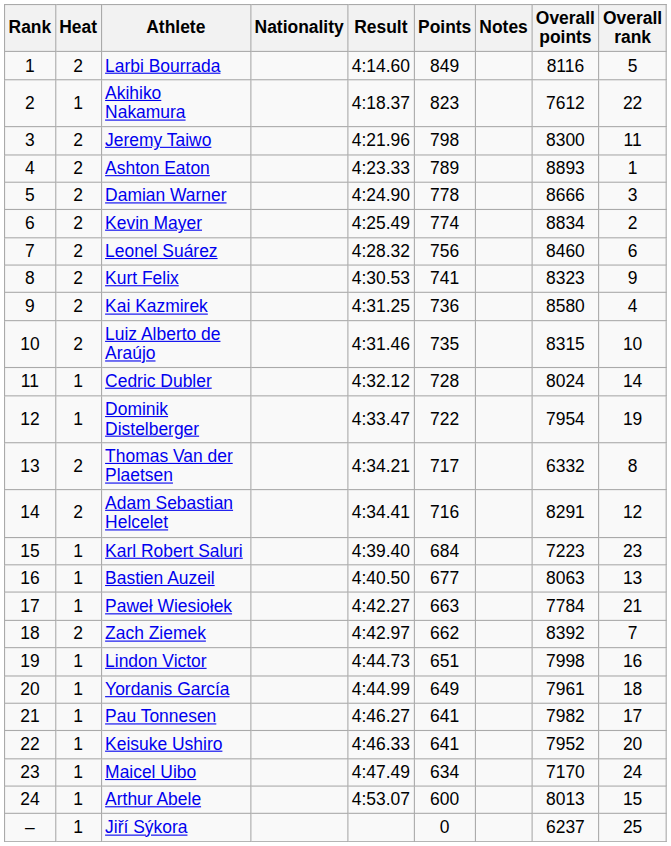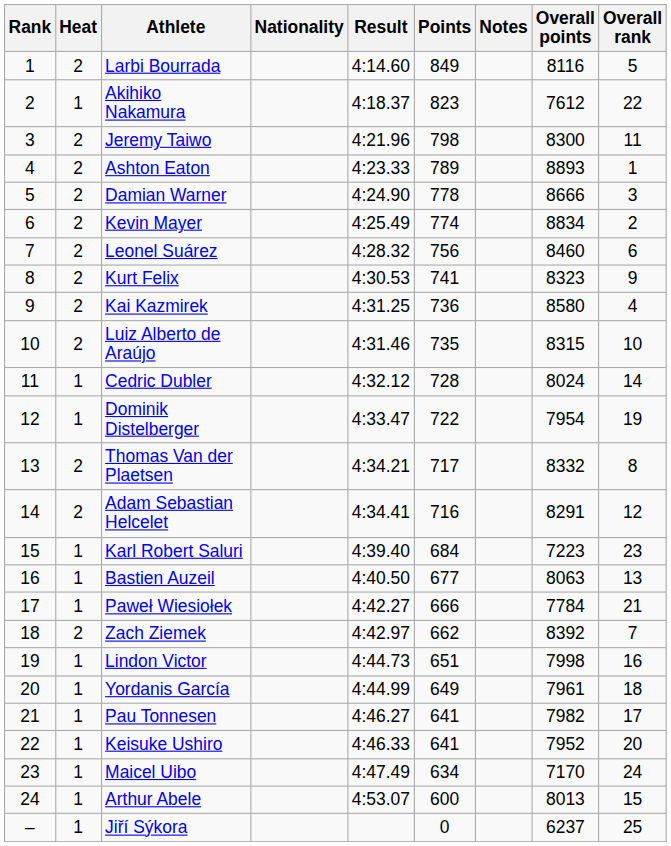(565, 466) 6332 -> (565, 466) 8332
(445, 606) 663 -> (445, 606) 666
